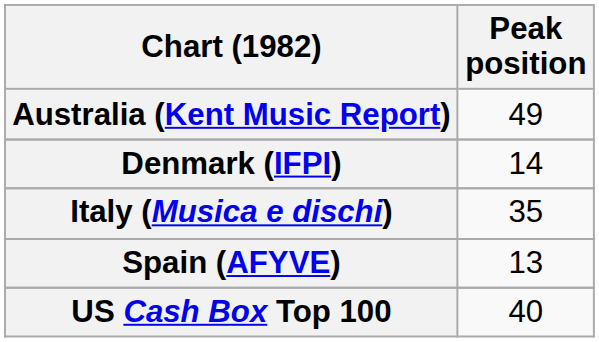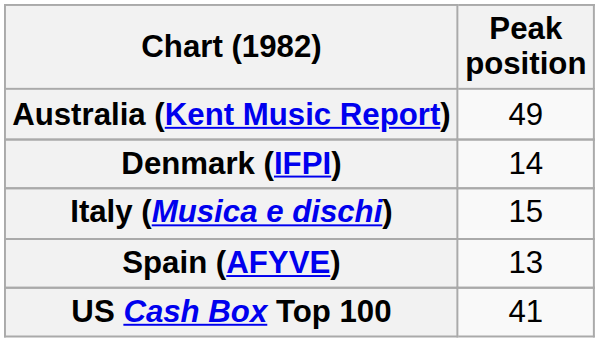(526, 212) 35 -> (526, 212) 15
(526, 311) 40 -> (526, 311) 41
